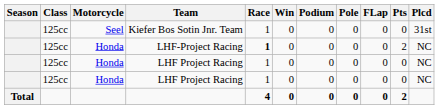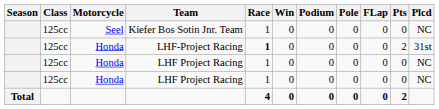(423, 29) 31st -> (424, 29) NC
(424, 46) NC -> (423, 46) 31st
